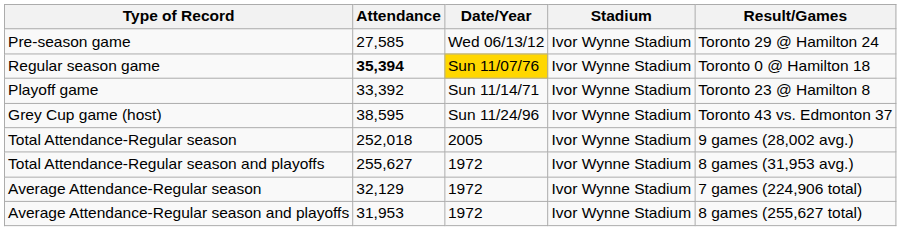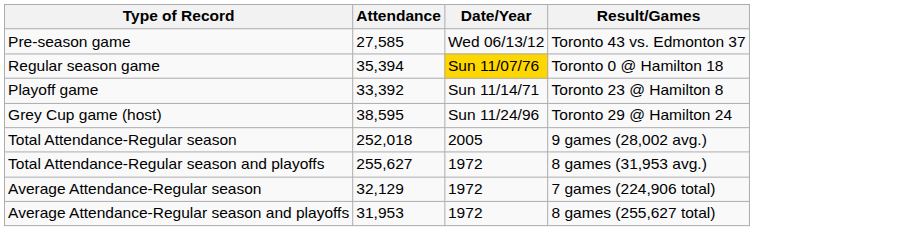- column: (621, 16)
(789, 41) Toronto 29 @ Hamilton 24 -> (649, 41) Toronto 43 vs. Edmonton 37
(380, 66) bold -> (380, 66) normal
(795, 115) Toronto 43 vs. Edmonton 37 -> (642, 115) Toronto 29 @ Hamilton 24
